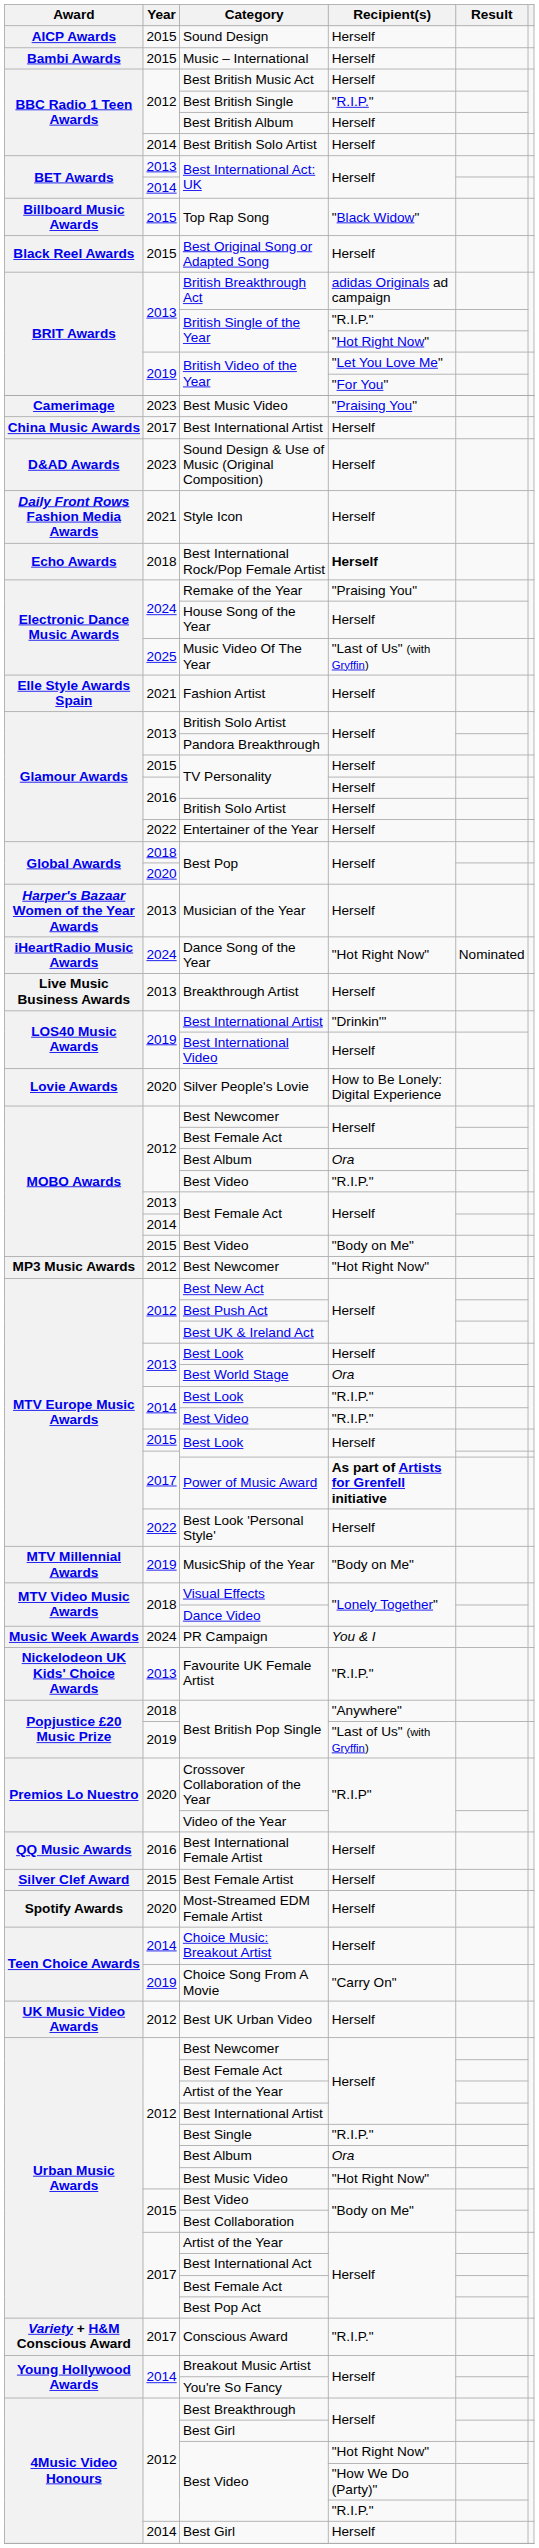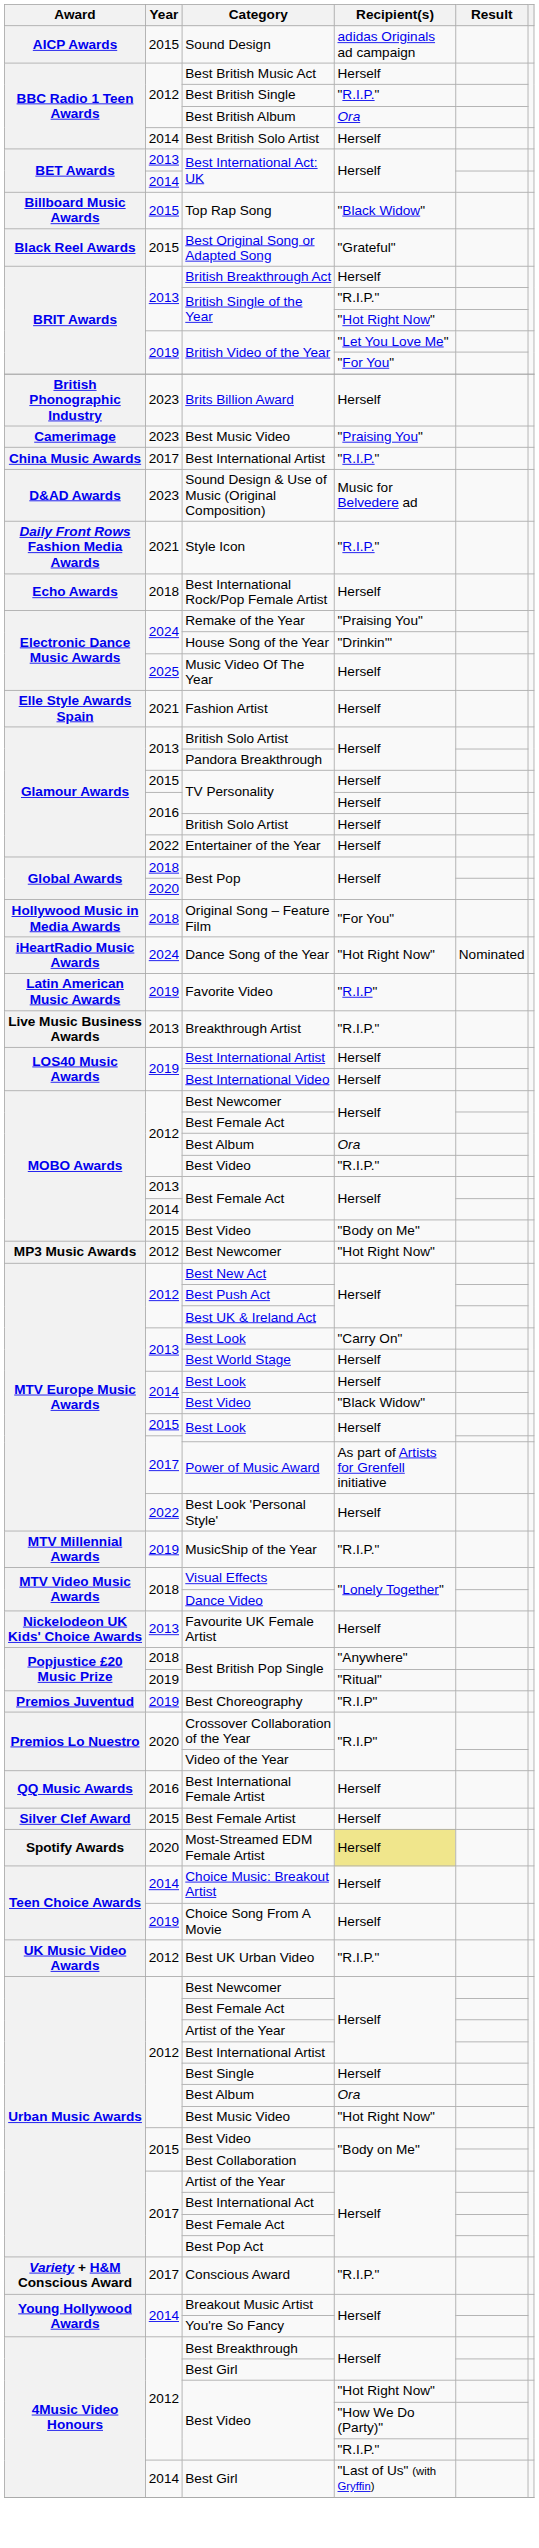(353, 36) Herself -> (386, 44) adidas Originals ad campaign
- row: (162, 58)
(353, 123) Herself -> (349, 116) Ora
(353, 253) Herself -> (367, 247) "Grateful"
(390, 290) adidas Originals ad campaign -> (359, 276) Herself
+ row: (164, 400)
(353, 427) Herself -> (358, 458) "R.I.P."
(353, 464) Herself -> (378, 495) Music for Belvedere ad
(353, 516) Herself -> (358, 547) "R.I.P."
(355, 561) bold -> (359, 592) normal
(353, 619) Herself -> (365, 642) "Drinkin'"
(381, 656) "Last of Us" (with Gryffin) -> (359, 672) Herself
- row: (162, 910)
+ row: (164, 918)
+ row: (164, 992)
(353, 992) Herself -> (358, 1028) "R.I.P."
(359, 1021) "Drinkin'" -> (359, 1058) Herself
- row: (162, 1087)
(353, 1353) Herself -> (370, 1338) "Carry On"
(343, 1375) Ora -> (359, 1360) Herself
(353, 1396) "R.I.P." -> (359, 1381) Herself
(353, 1418) "R.I.P." -> (381, 1403) "Black Widow"
(387, 1483) bold -> (387, 1467) normal
(373, 1564) "Body on Me" -> (358, 1549) "R.I.P."
- row: (162, 1636)
(353, 1673) "R.I.P." -> (359, 1629) Herself
(381, 1739) "Last of Us" (with Gryffin) -> (360, 1680) "Ritual"
+ row: (164, 1701)
(353, 1908) no background -> (359, 1847) khaki background
(364, 1982) "Carry On" -> (359, 1921) Herself
(353, 2019) Herself -> (358, 1958) "R.I.P."
(353, 2135) "R.I.P." -> (359, 2073) Herself
(353, 2532) Herself -> (387, 2478) "Last of Us" (with Gryffin)
